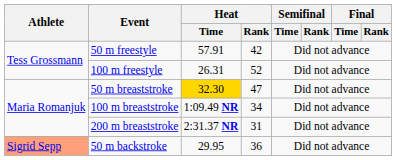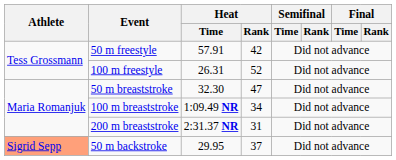(211, 89) gold background -> (211, 89) no background
(256, 146) 36 -> (256, 146) 37
